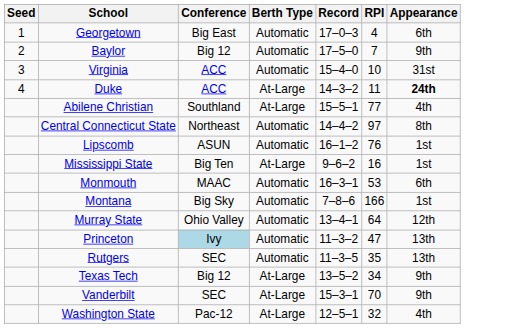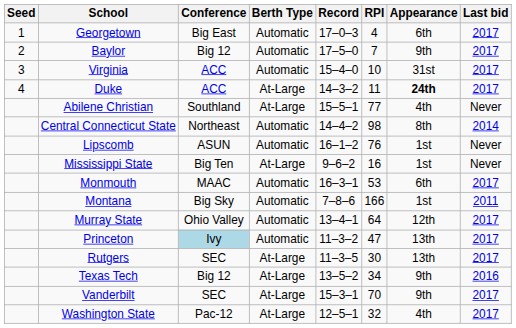+ column: (486, 13)
(374, 126) 97 -> (374, 126) 98
(282, 257) Automatic -> (282, 257) At-Large
(374, 257) 35 -> (374, 257) 30
